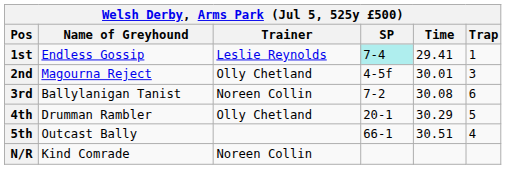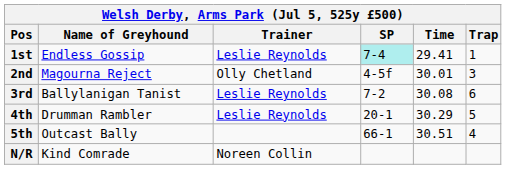(264, 94) Noreen Collin -> (272, 94) Leslie Reynolds
(264, 114) Olly Chetland -> (272, 114) Leslie Reynolds
